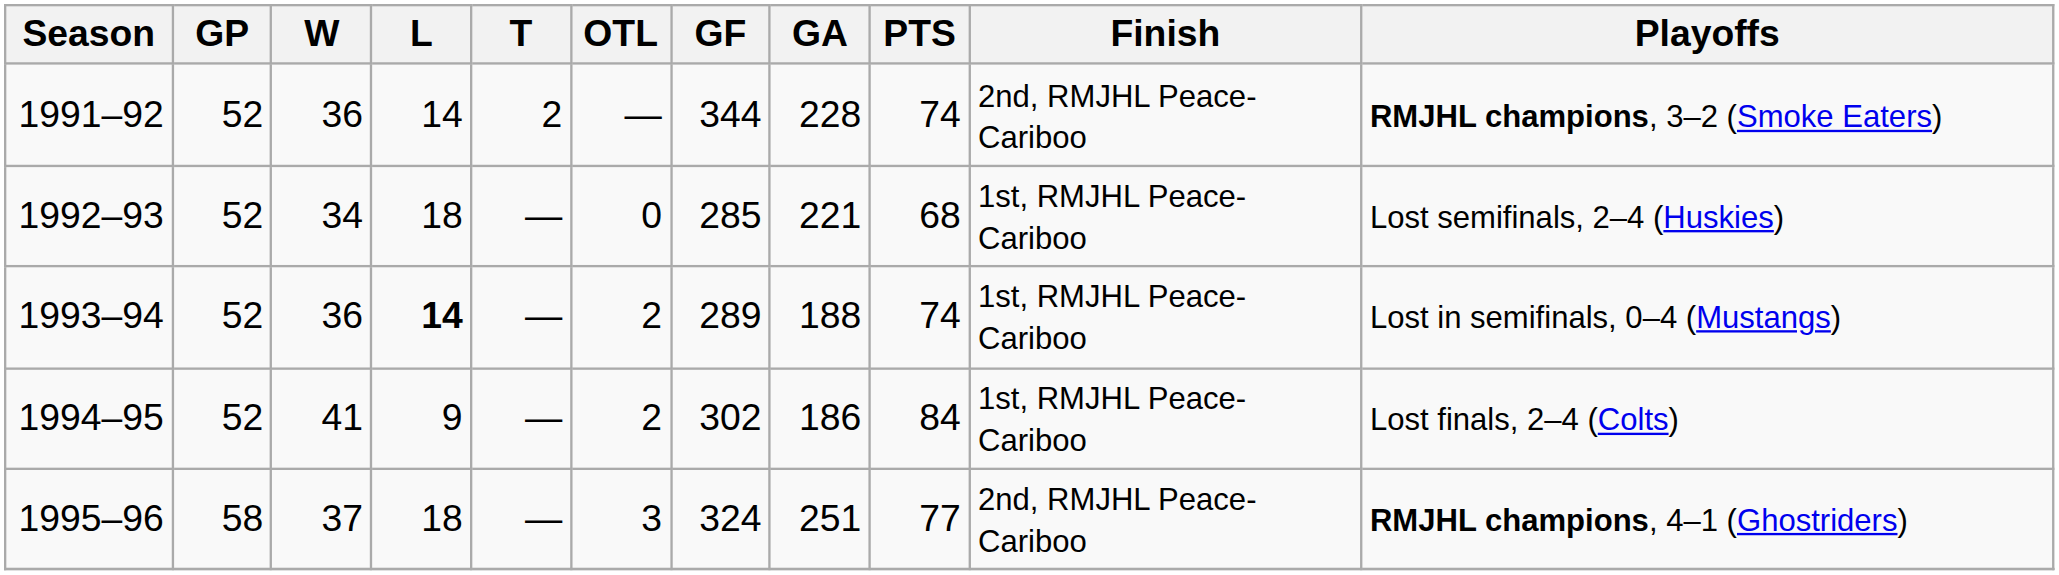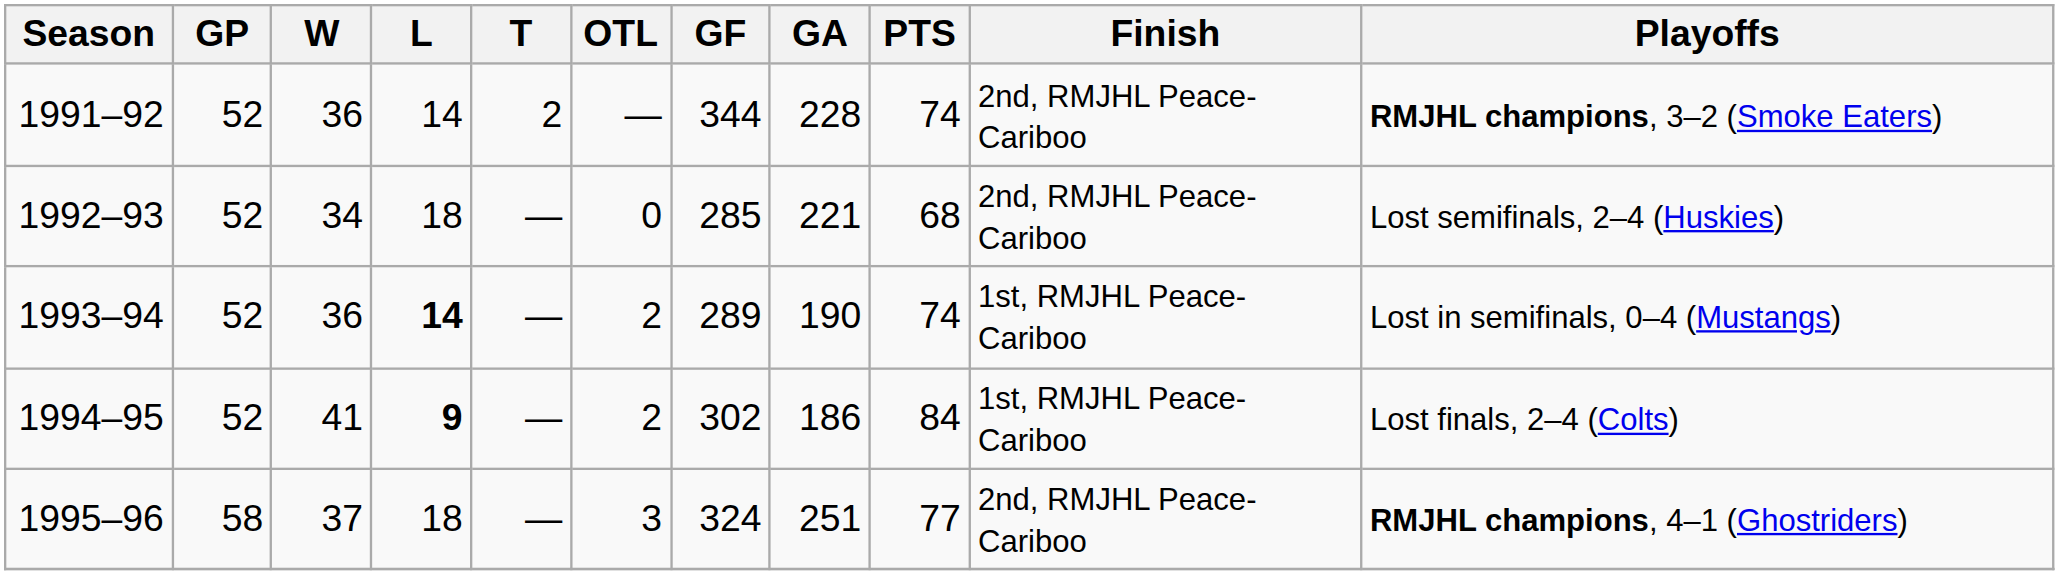(1112, 217) 1st, RMJHL Peace-Cariboo -> (1117, 217) 2nd, RMJHL Peace-Cariboo
(830, 316) 188 -> (830, 316) 190
(452, 417) normal -> (452, 417) bold
